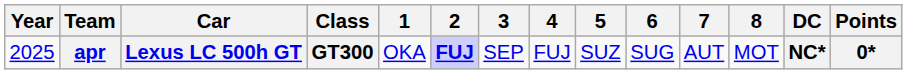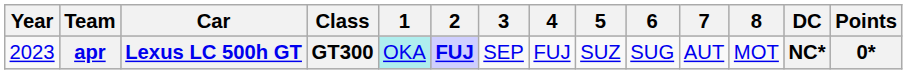(32, 52) 2025 -> (32, 52) 2023
(404, 52) no background -> (404, 52) paleturquoise background
